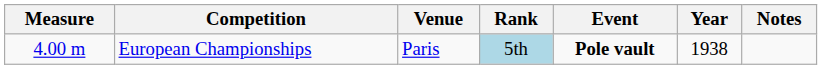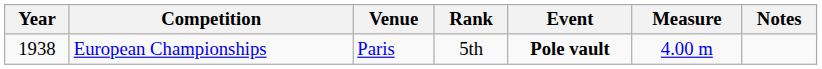columns swapped: (709, 19) <-> (59, 19)
(516, 49) lightblue background -> (471, 49) no background
